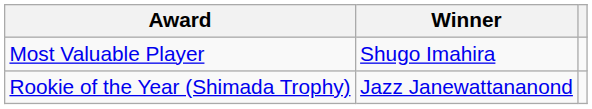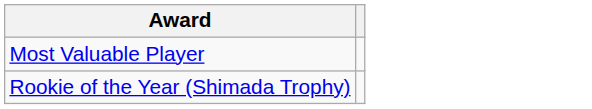- column: (467, 20)
